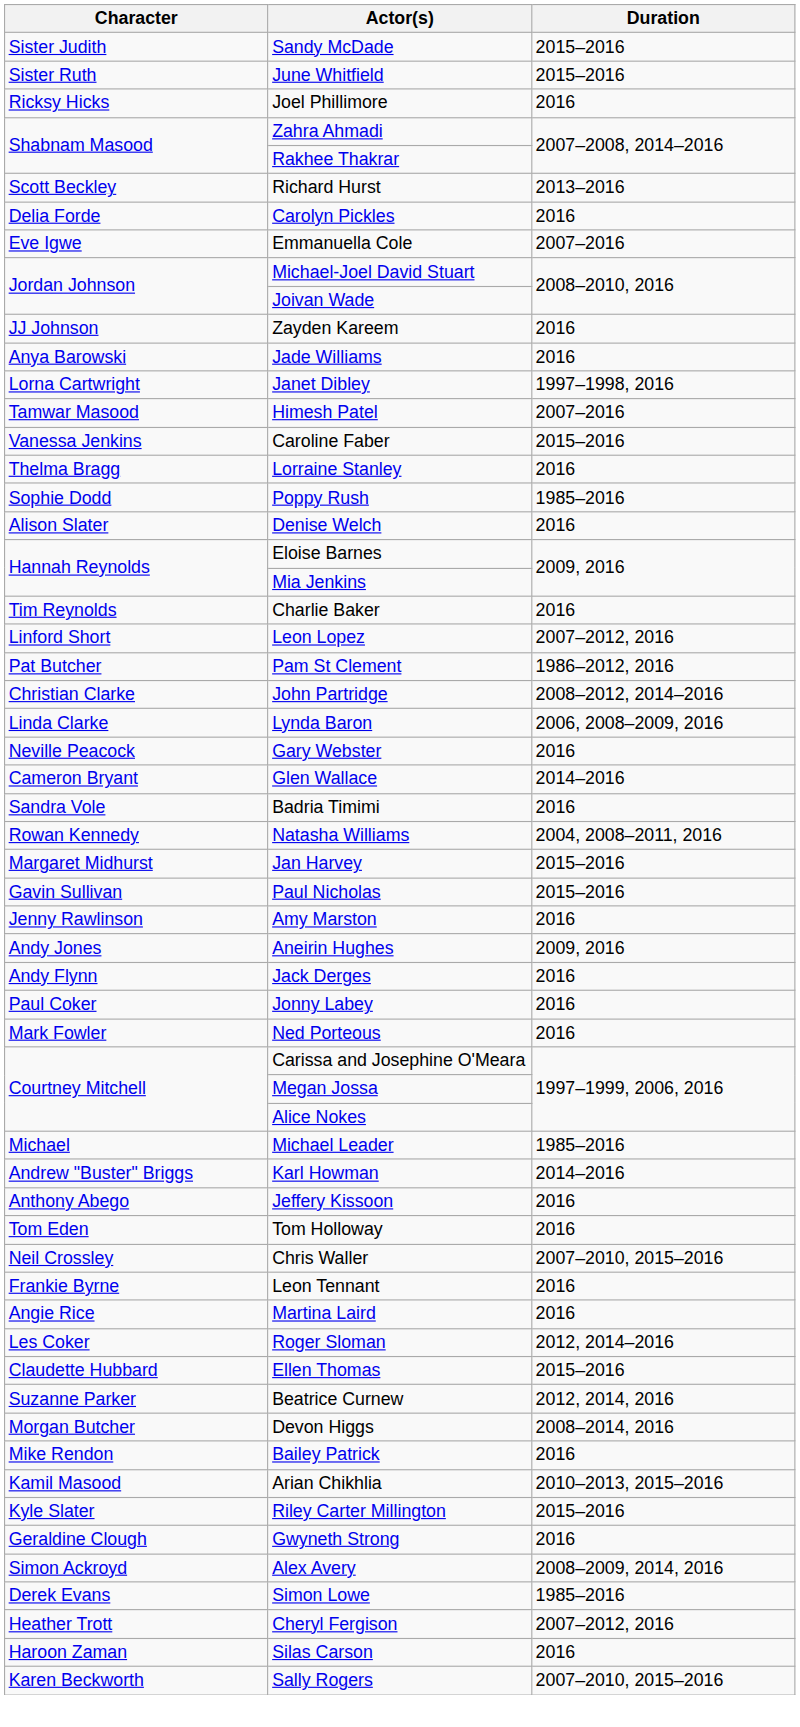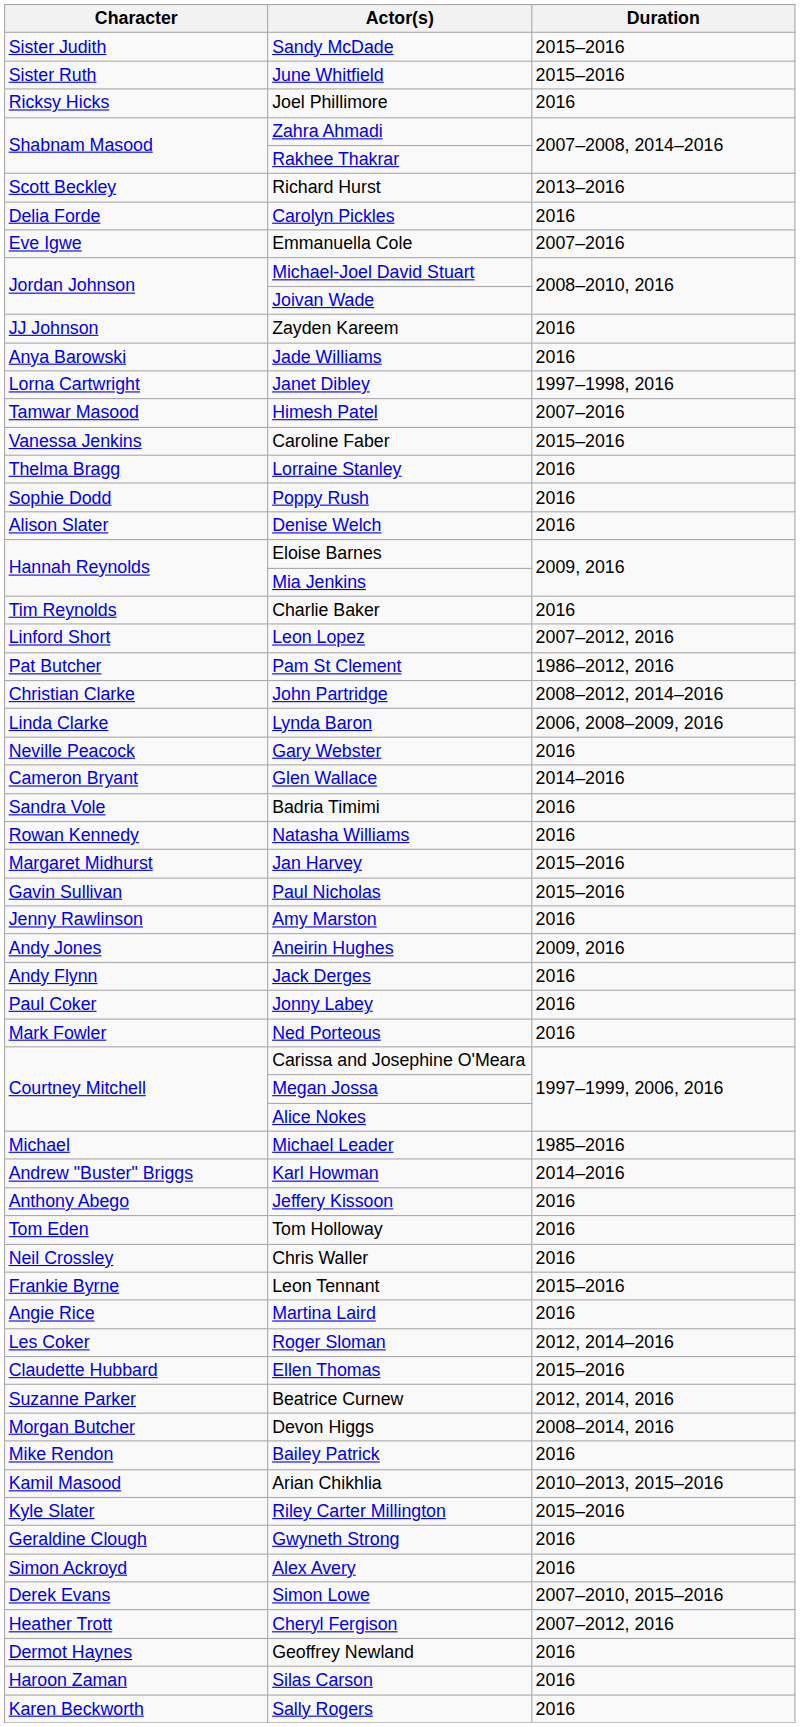(580, 497) 1985–2016 -> (555, 497) 2016
(629, 835) 2004, 2008–2011, 2016 -> (555, 835) 2016
(629, 1257) 2007–2010, 2015–2016 -> (555, 1257) 2016
(555, 1286) 2016 -> (580, 1286) 2015–2016
(629, 1567) 2008–2009, 2014, 2016 -> (555, 1567) 2016
(580, 1595) 1985–2016 -> (629, 1595) 2007–2010, 2015–2016
+ row: (343, 1652)
(629, 1680) 2007–2010, 2015–2016 -> (555, 1708) 2016
